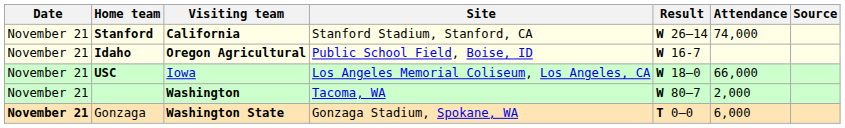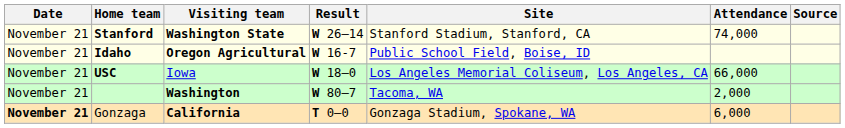columns swapped: (481, 15) <-> (682, 15)
(203, 34) California -> (225, 34) Washington State
(225, 113) Washington State -> (203, 113) California
